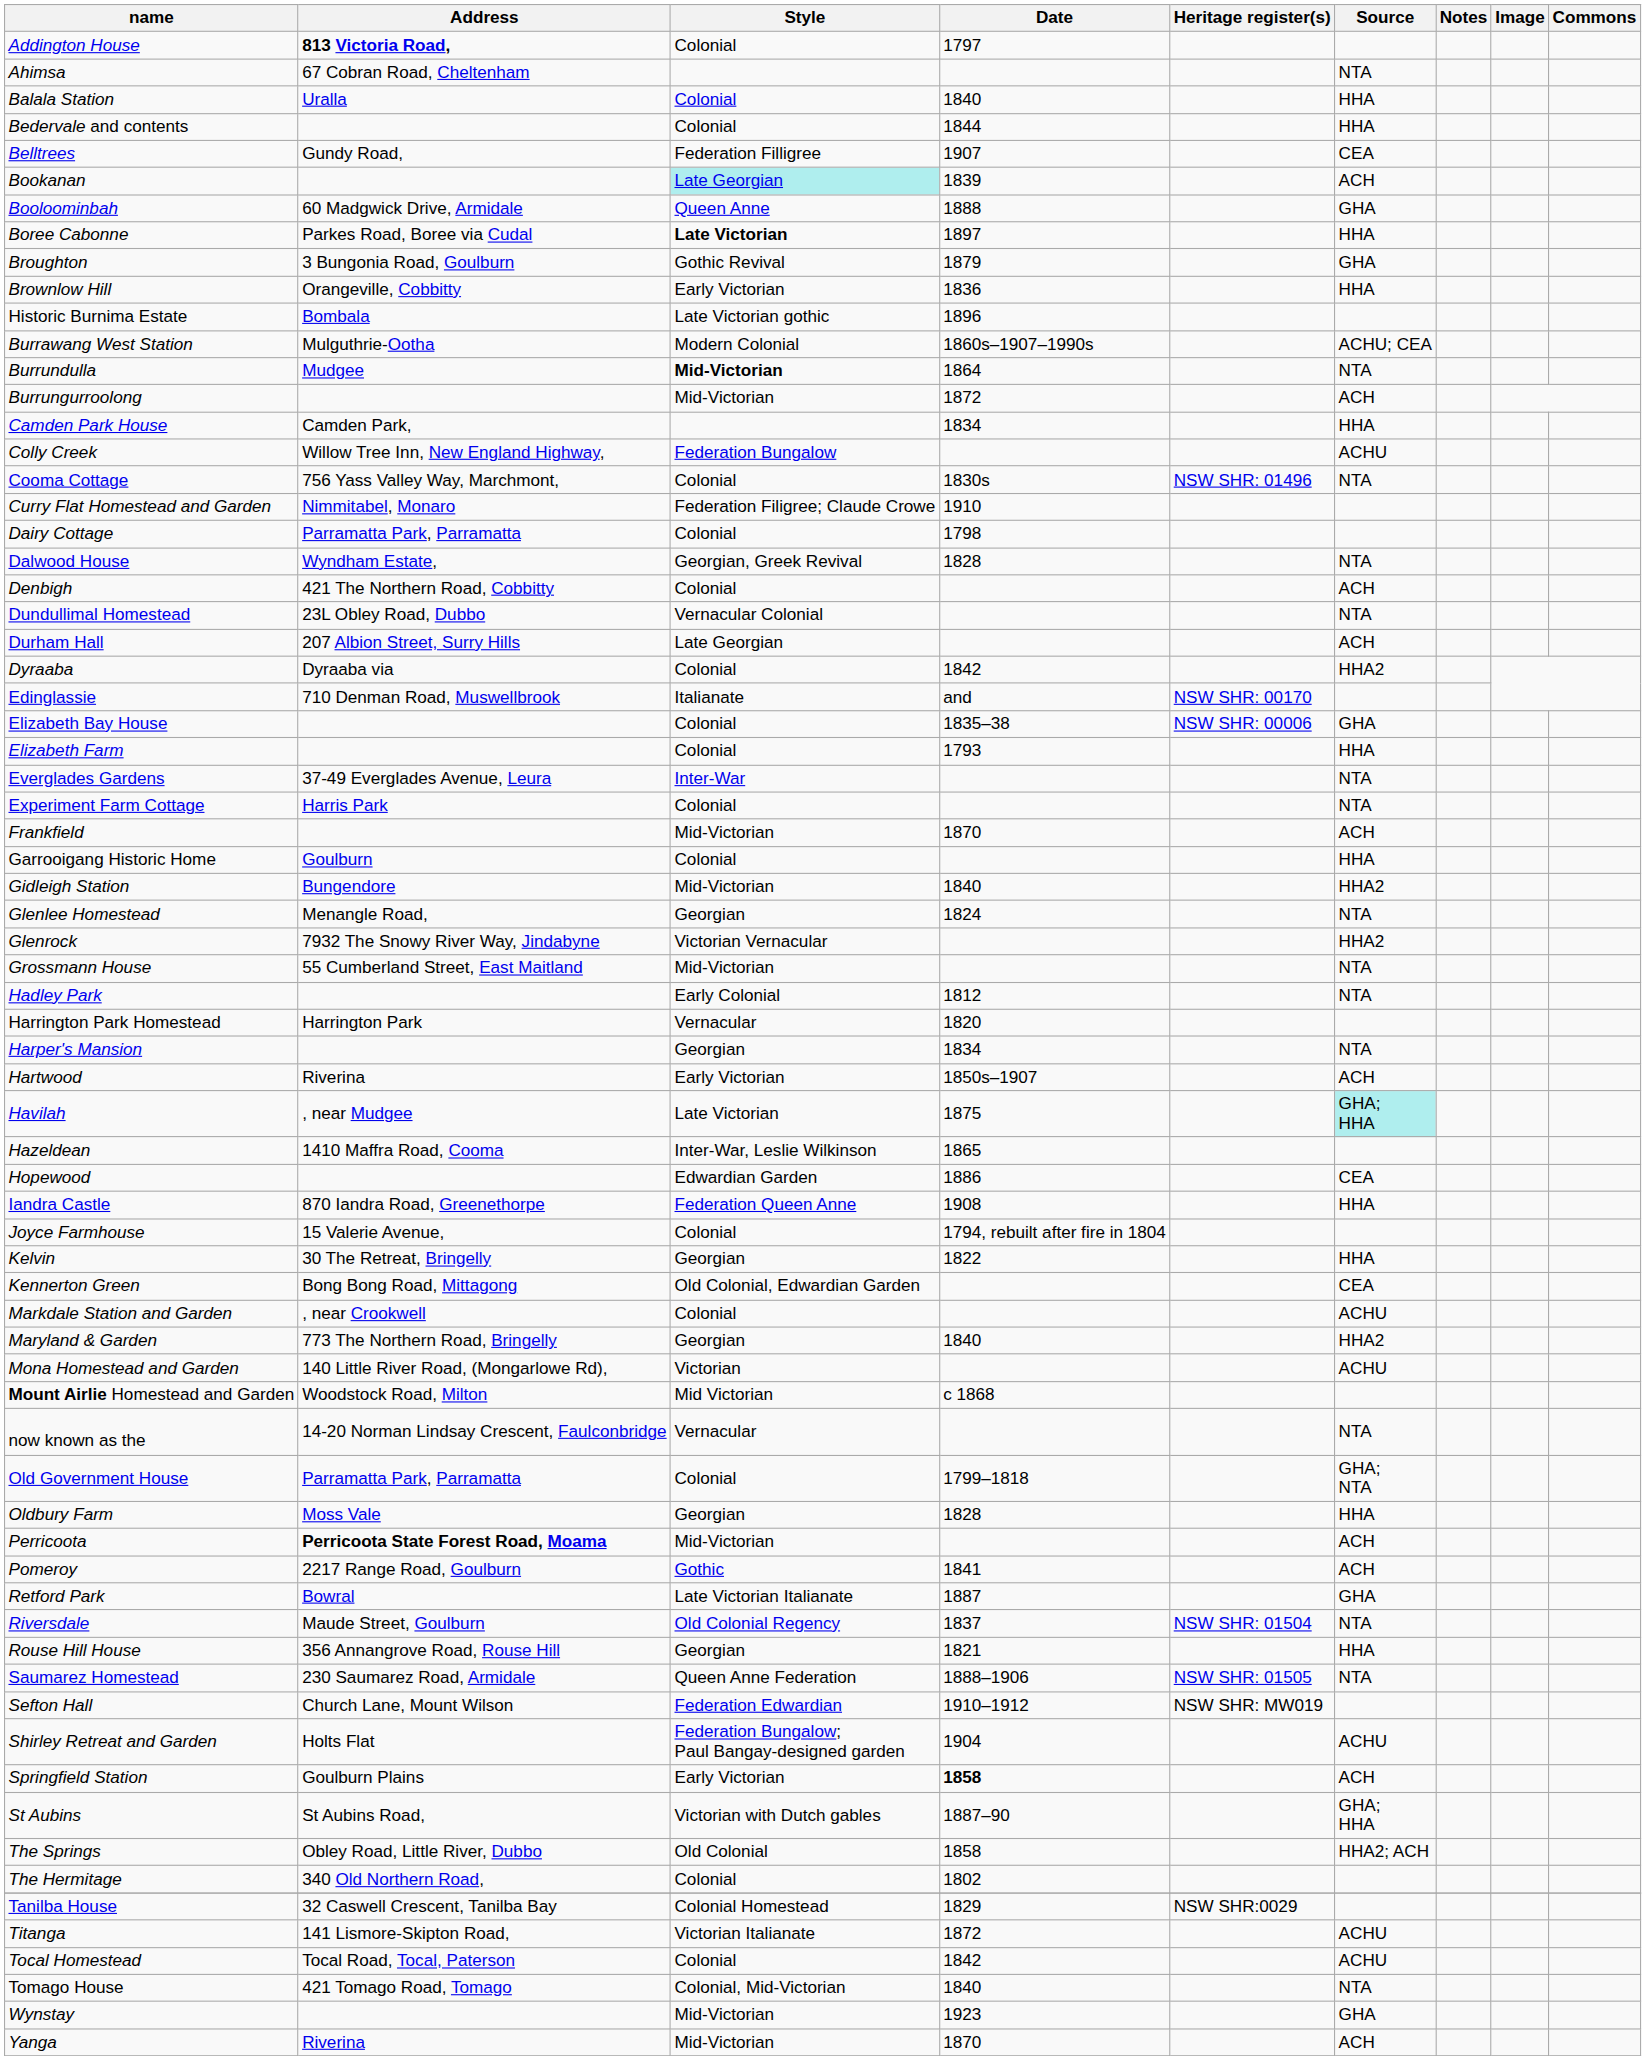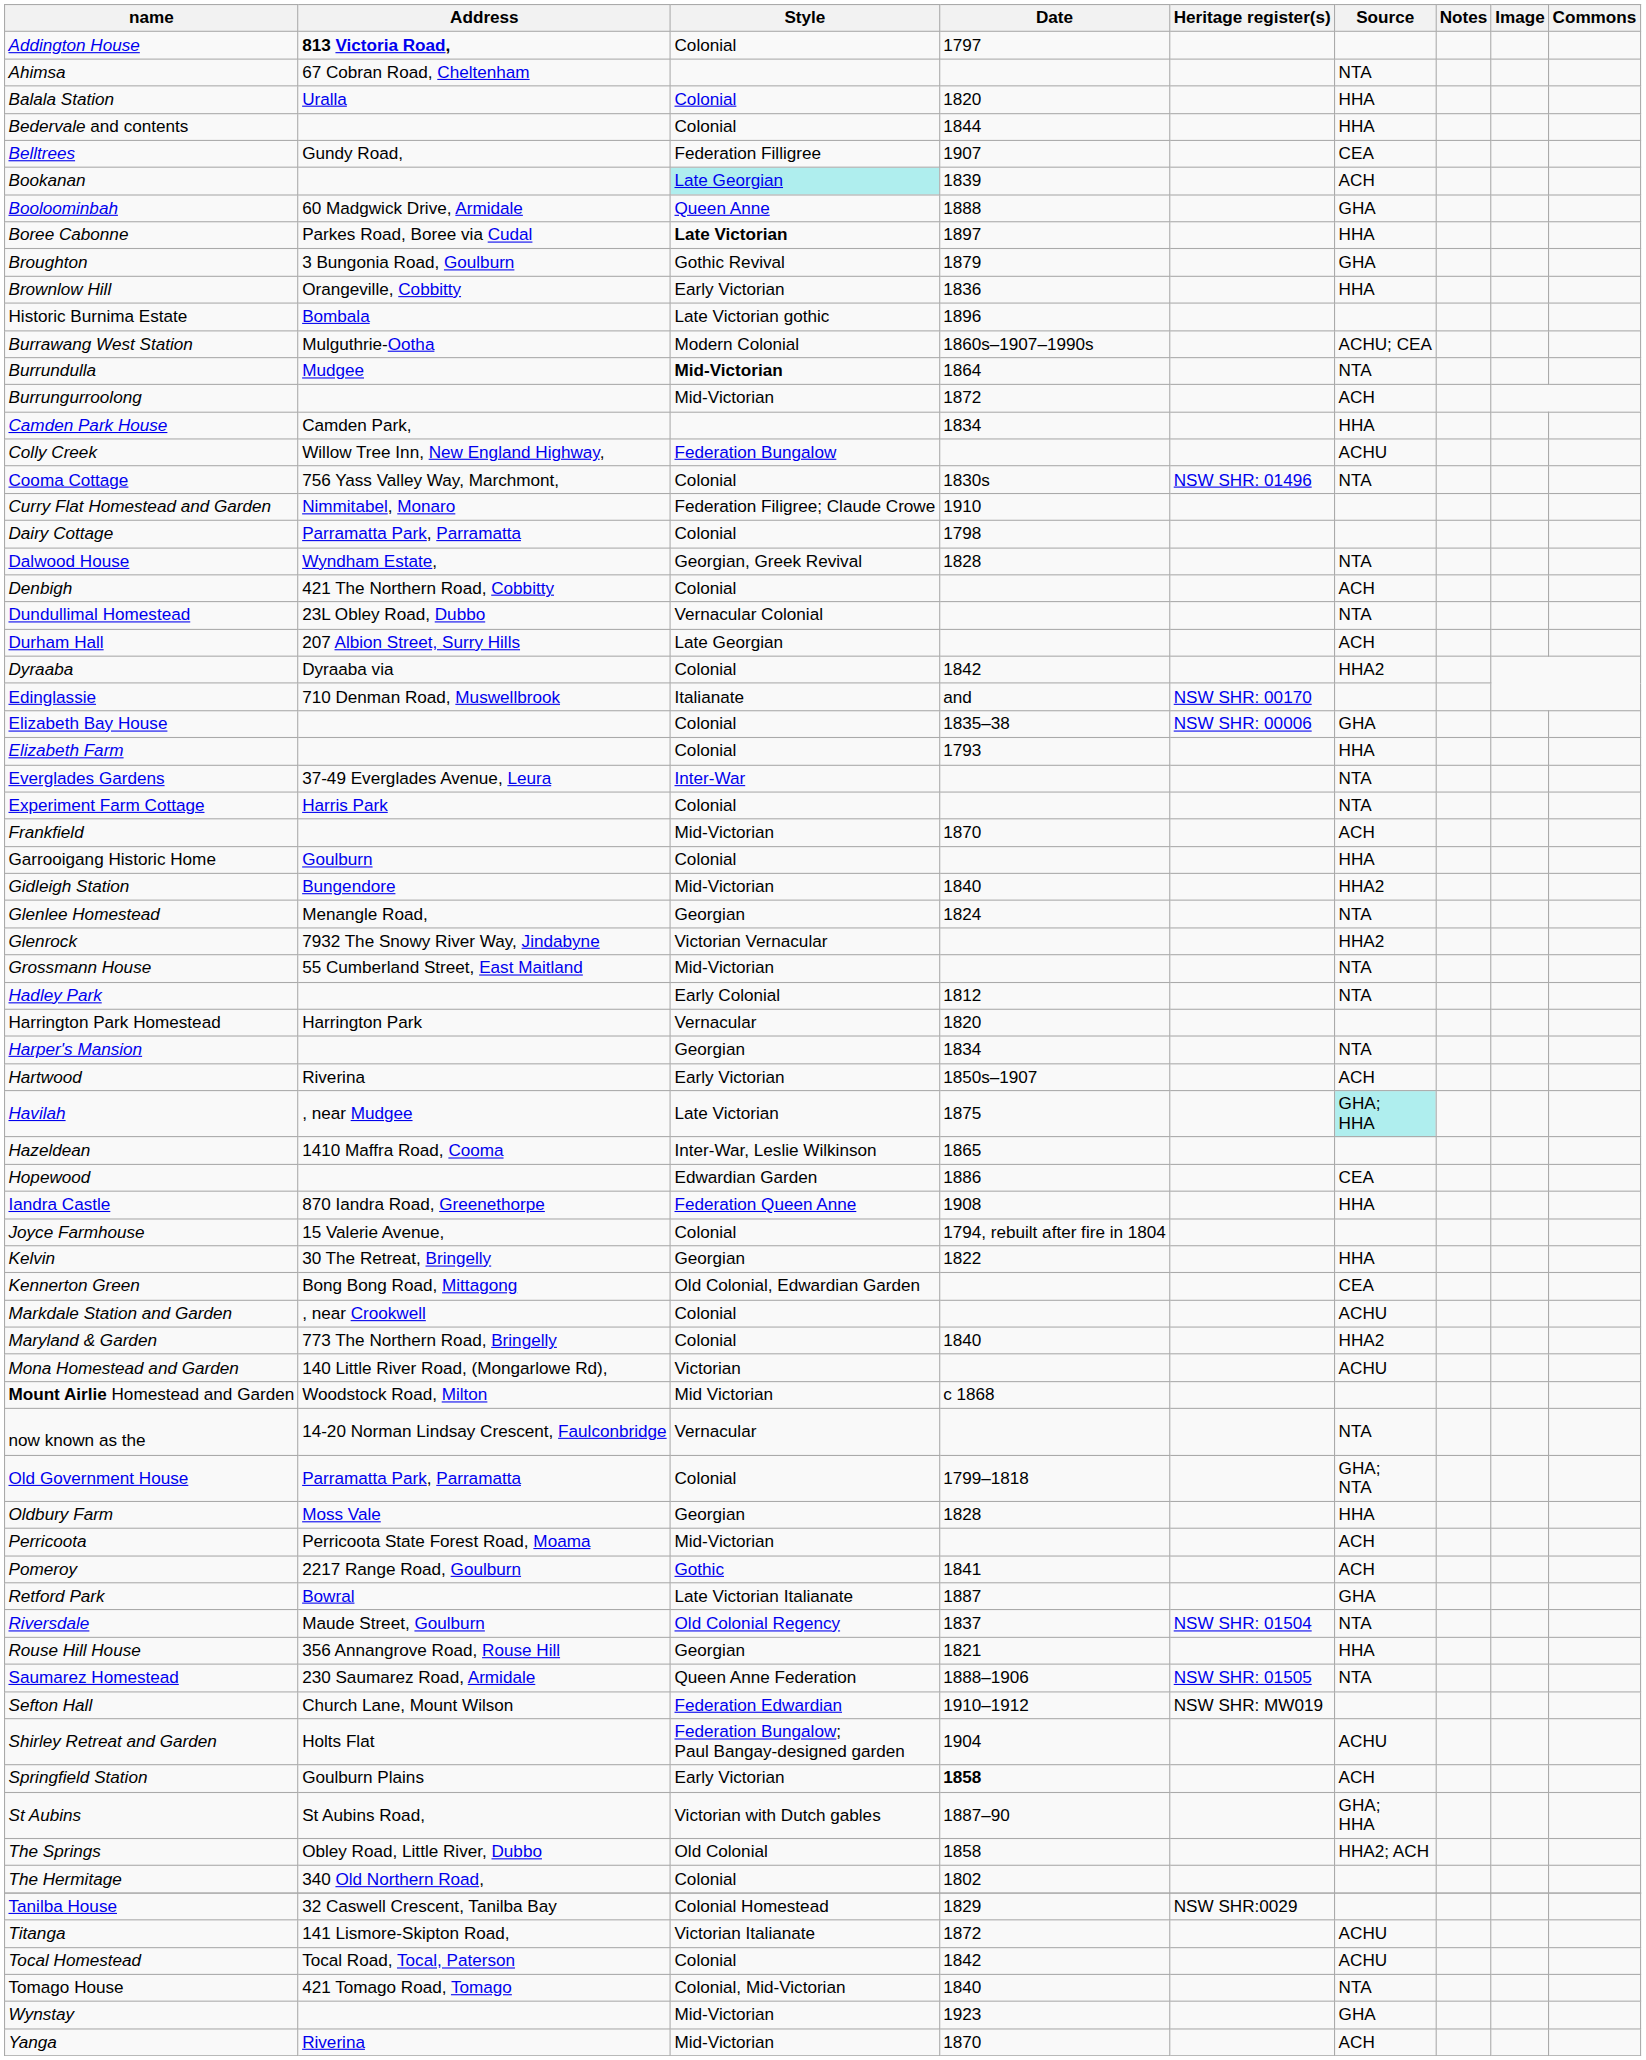(962, 99) 1840 -> (962, 99) 1820
(710, 1340) Georgian -> (705, 1340) Colonial
(454, 1542) bold -> (446, 1542) normal
